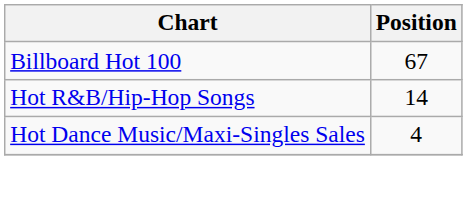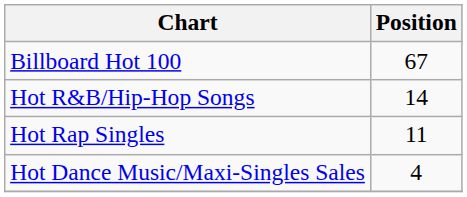+ row: (87, 135)
